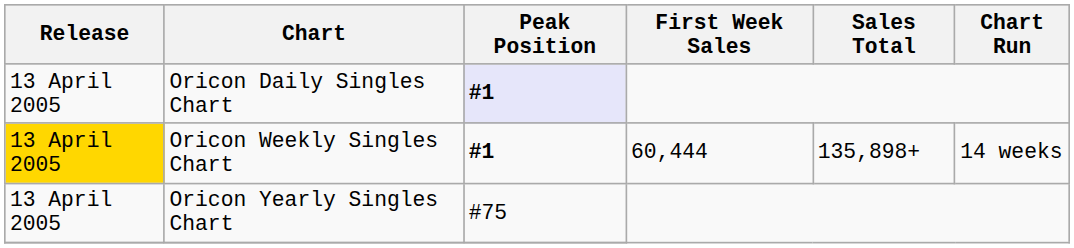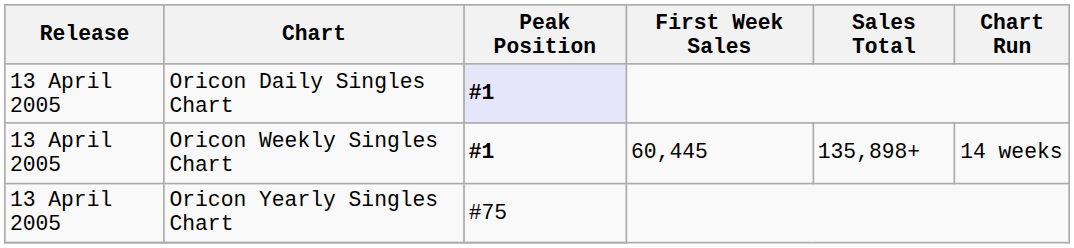(61, 153) gold background -> (61, 153) no background
(669, 153) 60,444 -> (669, 153) 60,445
